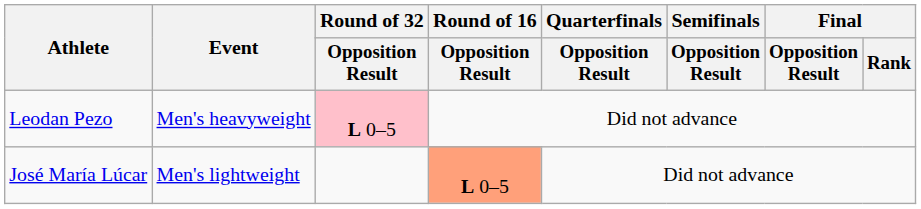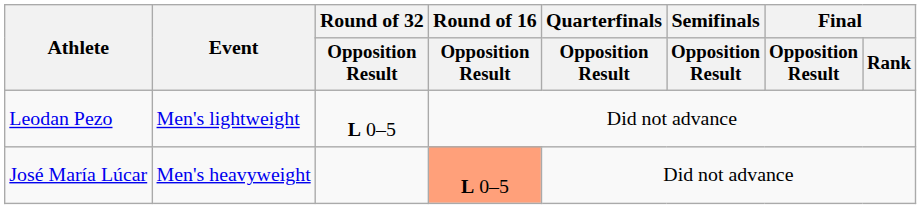(234, 118) Men's heavyweight -> (228, 118) Men's lightweight
(372, 130) pink background -> (372, 130) no background
(228, 175) Men's lightweight -> (234, 175) Men's heavyweight
